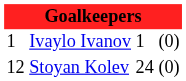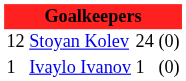rows swapped: (80, 41) <-> (79, 66)
